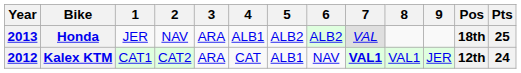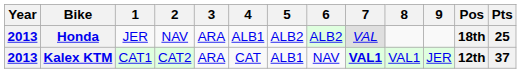(22, 57) 2012 -> (22, 57) 2013
(502, 57) 24 -> (502, 57) 37
